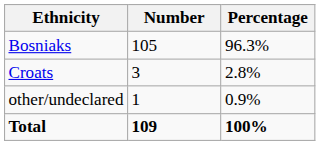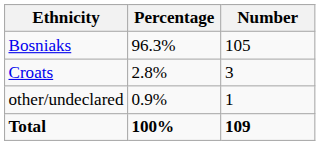columns swapped: (174, 18) <-> (268, 18)
